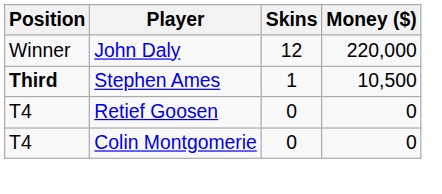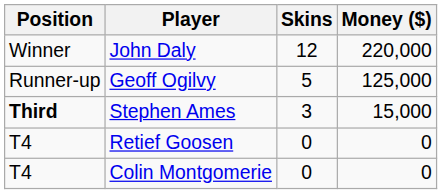+ row: (163, 81)
(292, 81) 1 -> (307, 111) 3
(387, 81) 10,500 -> (402, 111) 15,000
